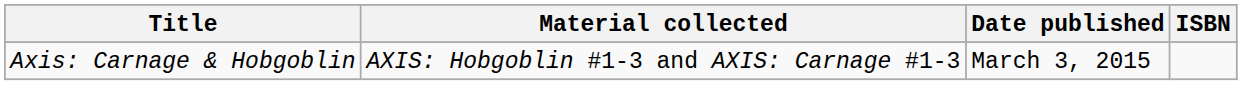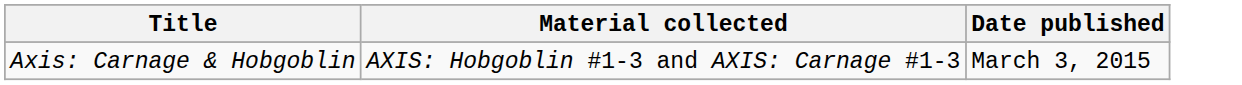- column: (1203, 24)
